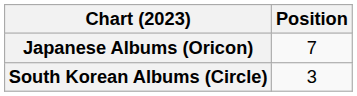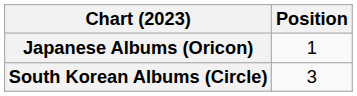(312, 47) 7 -> (312, 47) 1
